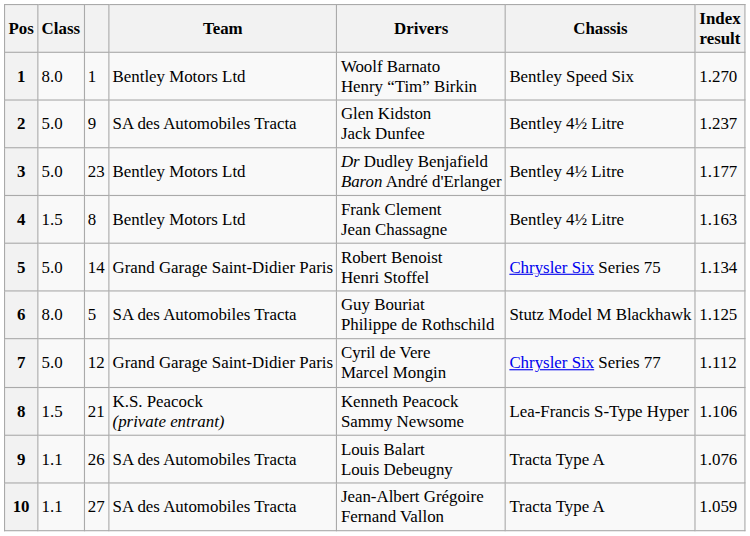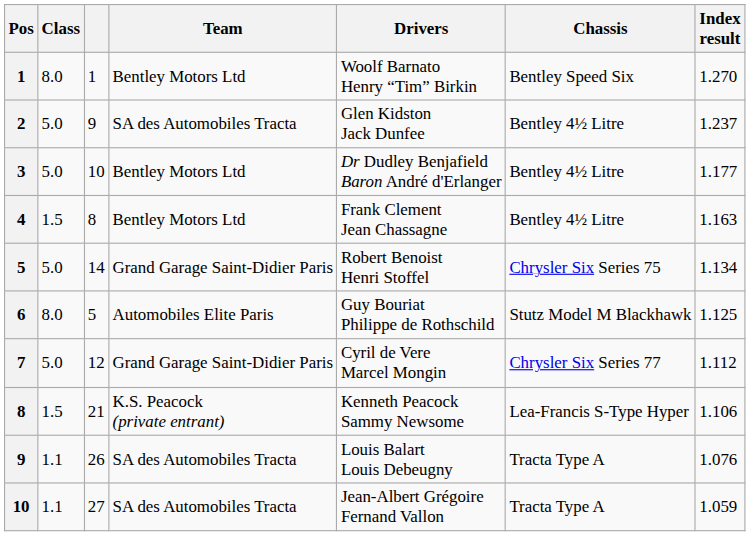(96, 171) 23 -> (96, 171) 10
(205, 315) SA des Automobiles Tracta -> (193, 315) Automobiles Elite Paris
